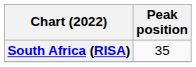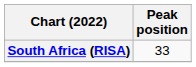(162, 51) 35 -> (162, 51) 33
